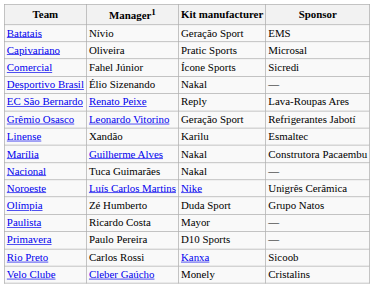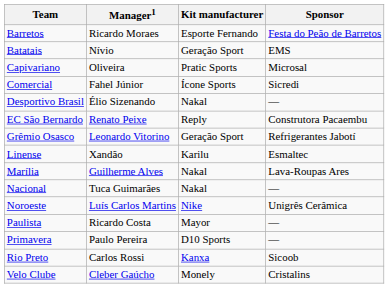+ row: (25, 33)
(309, 102) Lava-Roupas Ares -> (318, 119) Construtora Pacaembu
(318, 154) Construtora Pacaembu -> (309, 171) Lava-Roupas Ares
- row: (25, 205)
